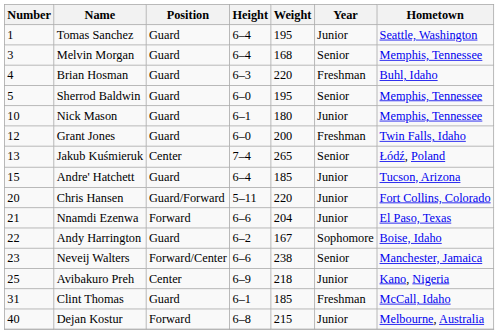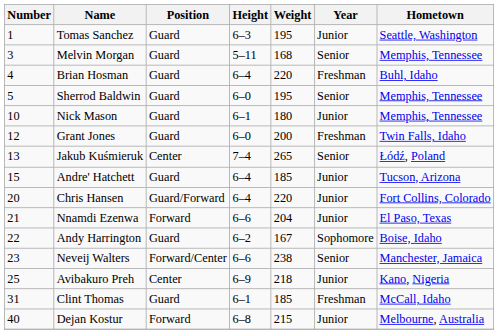(242, 35) 6–4 -> (242, 35) 6–3
(242, 55) 6–4 -> (245, 55) 5–11
(242, 75) 6–3 -> (242, 75) 6–4
(245, 197) 5–11 -> (242, 197) 6–4
